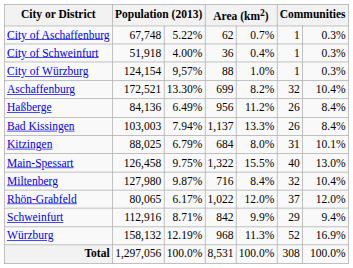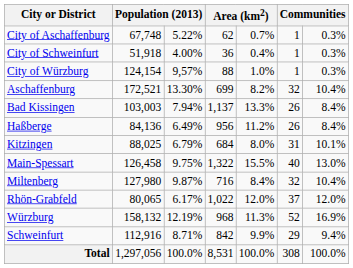rows swapped: (41, 126) <-> (29, 108)
rows swapped: (35, 217) <-> (30, 235)
